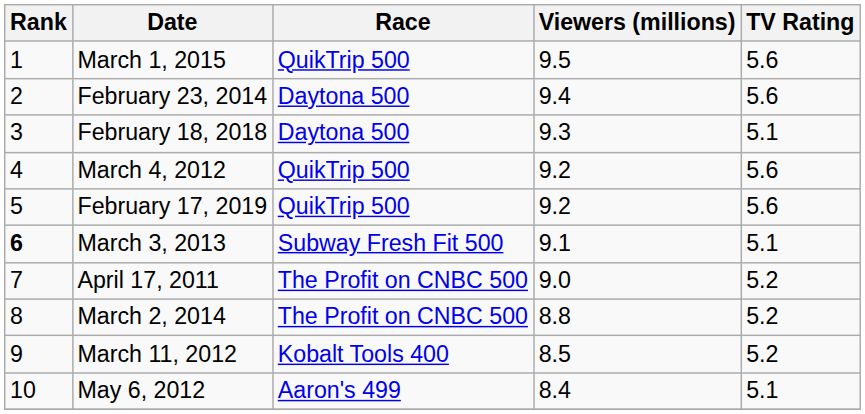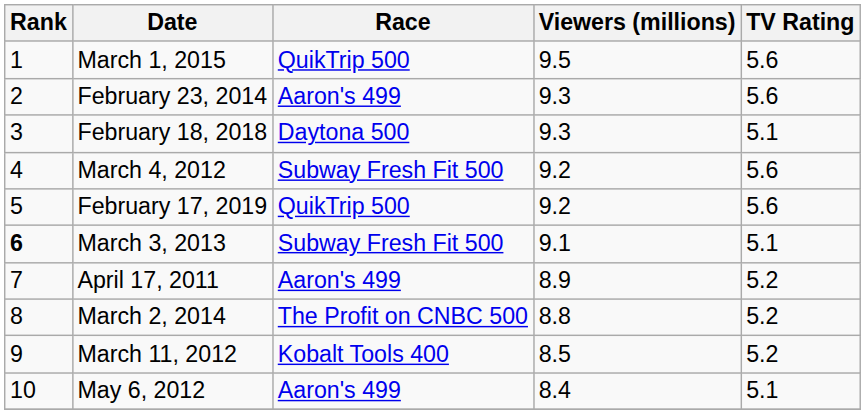(344, 96) Daytona 500 -> (339, 96) Aaron's 499
(555, 96) 9.4 -> (555, 96) 9.3
(344, 170) QuikTrip 500 -> (391, 170) Subway Fresh Fit 500
(403, 280) The Profit on CNBC 500 -> (339, 280) Aaron's 499
(555, 280) 9.0 -> (555, 280) 8.9
